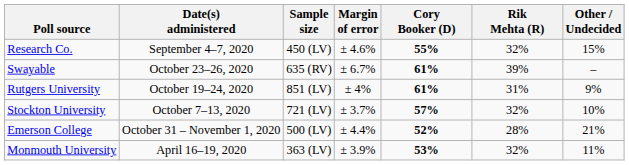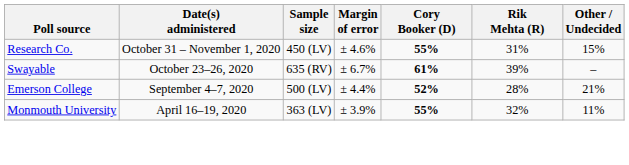(201, 49) September 4–7, 2020 -> (201, 49) October 31 – November 1, 2020
(517, 49) 32% -> (517, 49) 31%
- row: (54, 89)
- row: (56, 110)
(201, 130) October 31 – November 1, 2020 -> (201, 89) September 4–7, 2020
(427, 150) 53% -> (427, 110) 55%
